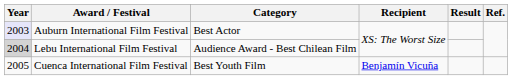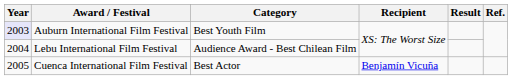(217, 30) Best Actor -> (229, 30) Best Youth Film
(18, 48) lightgrey background -> (18, 48) no background
(229, 65) Best Youth Film -> (217, 65) Best Actor
